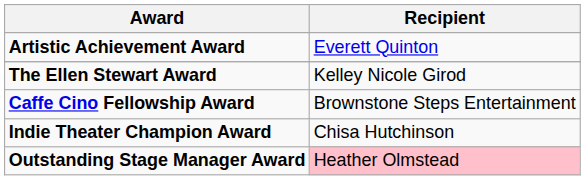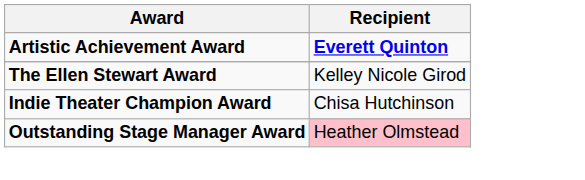(376, 47) normal -> (381, 47) bold
- row: (132, 103)
